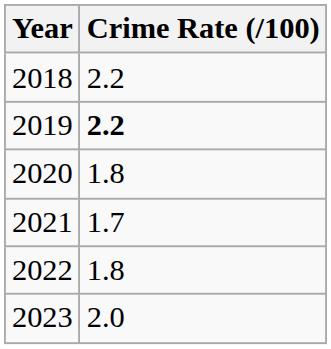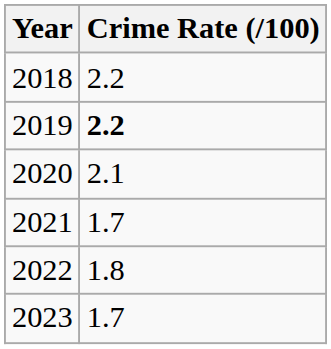(106, 173) 1.8 -> (106, 173) 2.1
(106, 317) 2.0 -> (106, 317) 1.7
